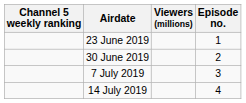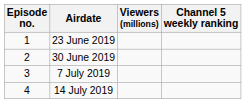columns swapped: (218, 18) <-> (44, 18)
